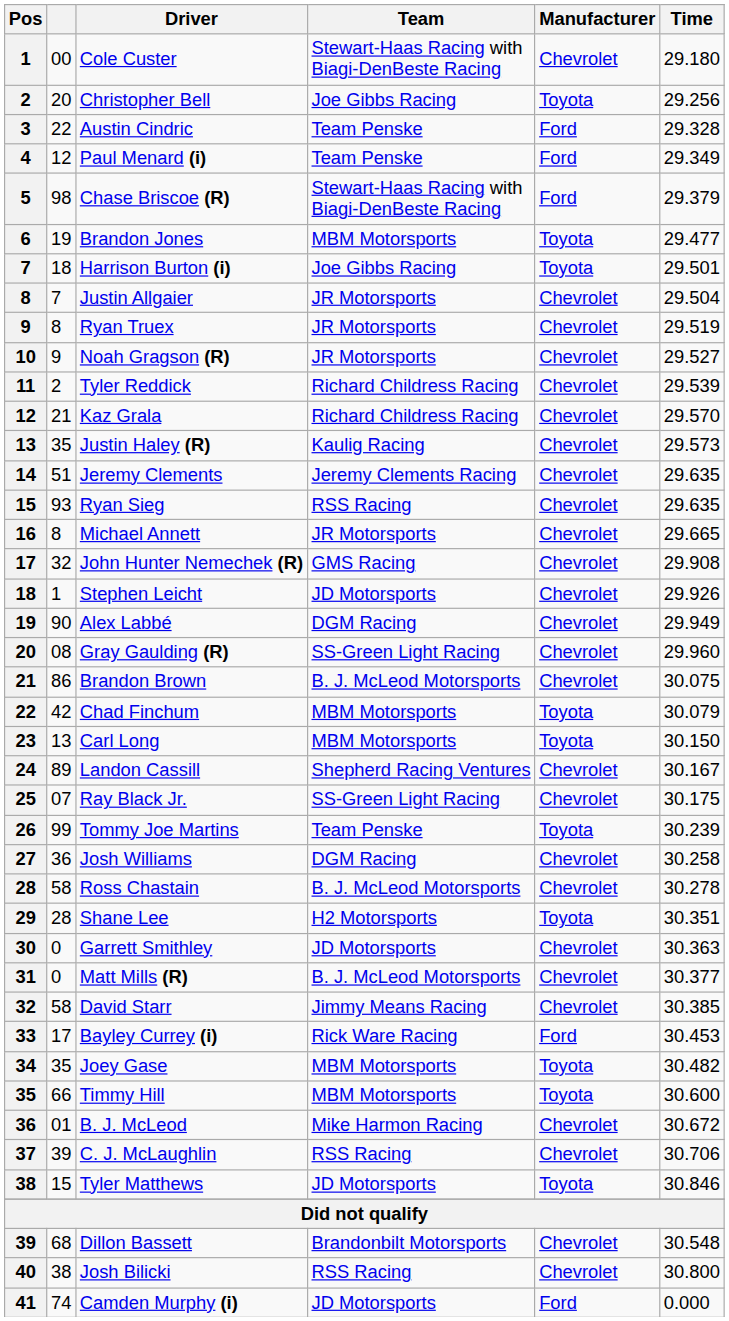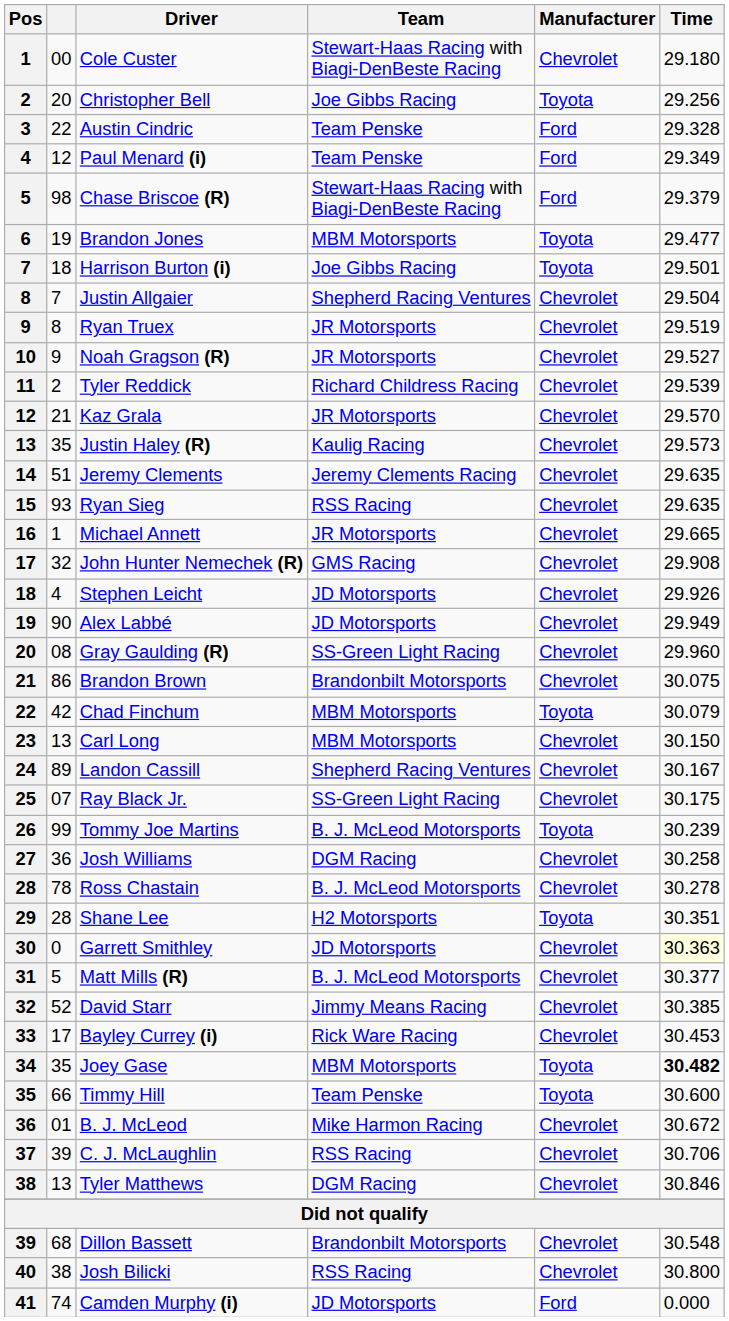(374, 297) JR Motorsports -> (421, 297) Shepherd Racing Ventures
(415, 415) Richard Childress Racing -> (374, 415) JR Motorsports
(56, 533) 8 -> (56, 533) 1
(56, 592) 1 -> (56, 592) 4
(364, 622) DGM Racing -> (374, 622) JD Motorsports
(416, 681) B. J. McLeod Motorsports -> (409, 681) Brandonbilt Motorsports
(566, 740) Toyota -> (578, 740) Chevrolet
(367, 829) Team Penske -> (416, 829) B. J. McLeod Motorsports
(61, 888) 58 -> (61, 888) 78
(692, 947) no background -> (692, 947) lightyellow background
(56, 976) 0 -> (56, 976) 5
(61, 1006) 58 -> (61, 1006) 52
(558, 1035) Ford -> (578, 1035) Chevrolet
(692, 1065) normal -> (692, 1065) bold
(384, 1095) MBM Motorsports -> (367, 1095) Team Penske
(61, 1183) 15 -> (61, 1183) 13
(374, 1183) JD Motorsports -> (364, 1183) DGM Racing
(566, 1183) Toyota -> (578, 1183) Chevrolet
